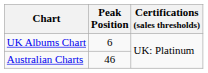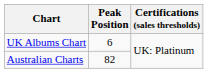(110, 59) 46 -> (110, 59) 82
